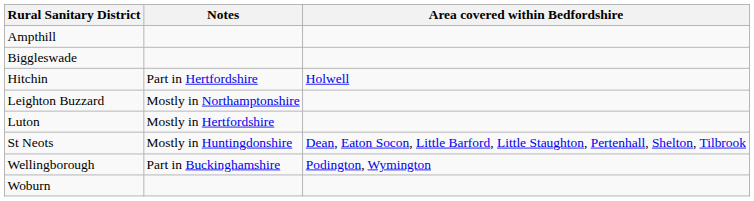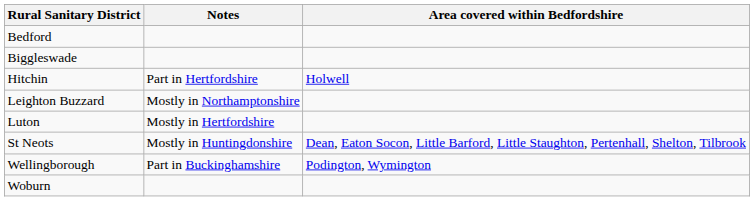- row: (32, 36)
+ row: (30, 36)
